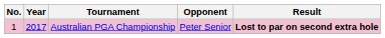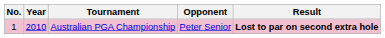(36, 27) 2017 -> (36, 27) 2010
